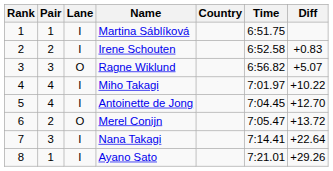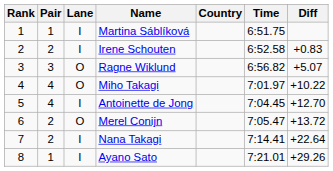(80, 85) I -> (80, 85) O
(51, 139) 3 -> (51, 139) 2
